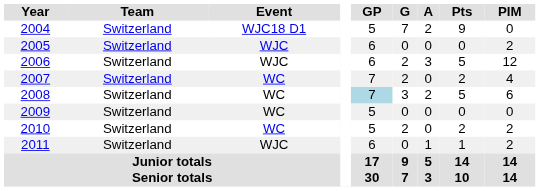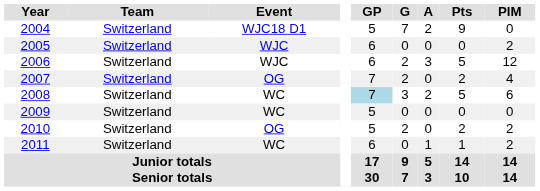(274, 78) WC -> (274, 78) OG
(274, 128) WC -> (274, 128) OG
(274, 145) WJC -> (274, 145) WC
